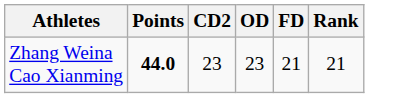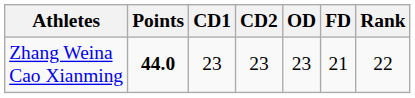+ column: (212, 20)
(336, 64) 21 -> (383, 64) 22
